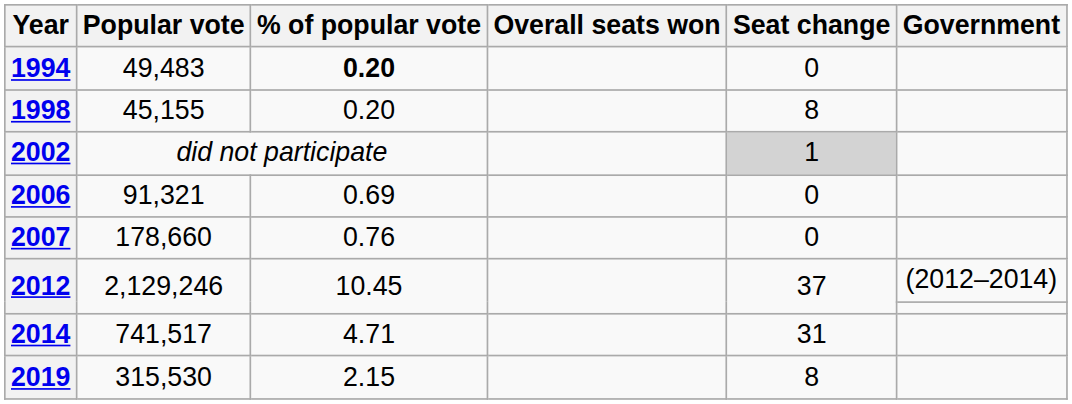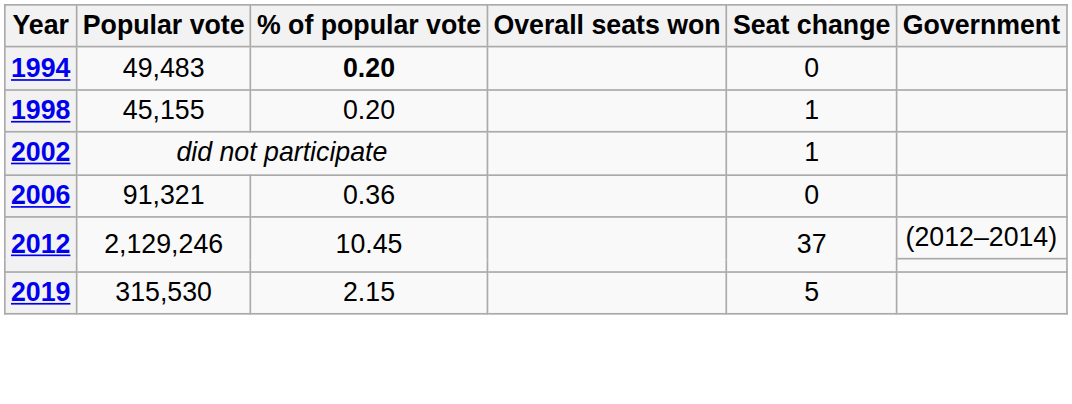(812, 110) 8 -> (812, 110) 1
(812, 152) lightgrey background -> (812, 152) no background
(369, 195) 0.69 -> (369, 195) 0.36
- row: (41, 237)
- row: (41, 334)
(812, 377) 8 -> (812, 292) 5
